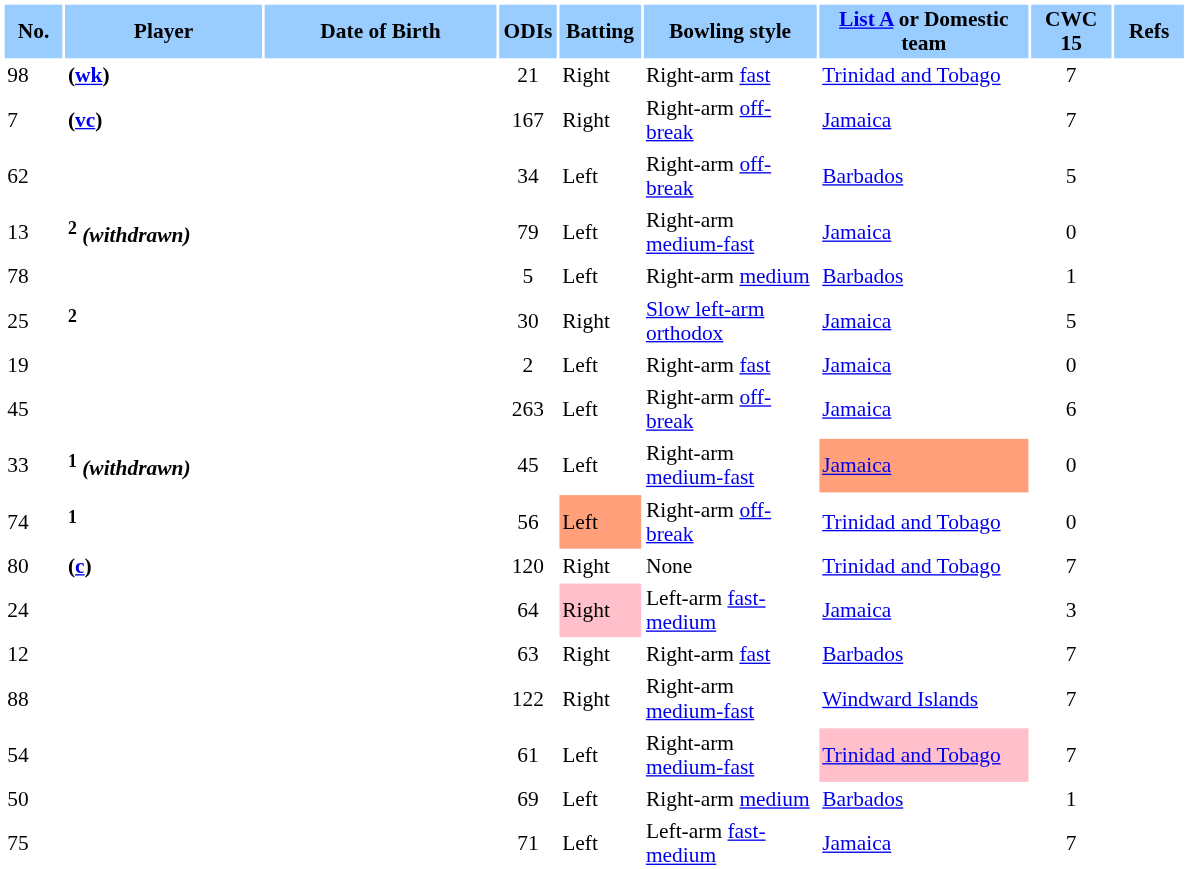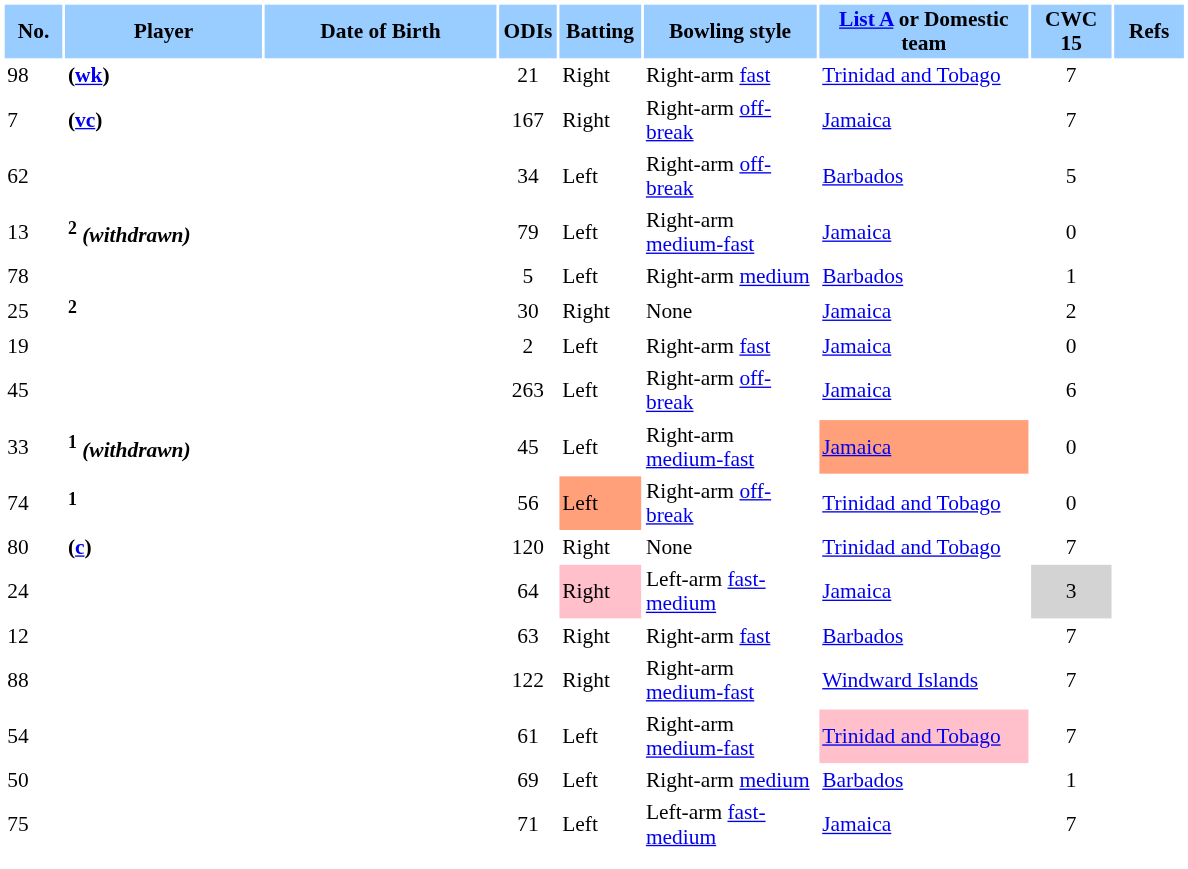(705, 320) Slow left-arm orthodox -> (669, 311) None
(1071, 320) 5 -> (1071, 311) 2
(1071, 610) no background -> (1071, 591) lightgrey background
